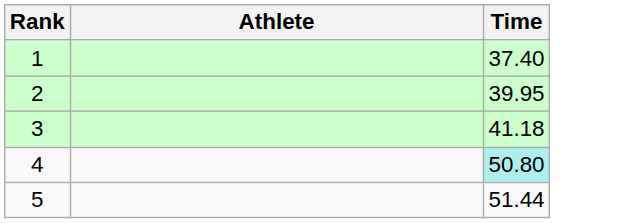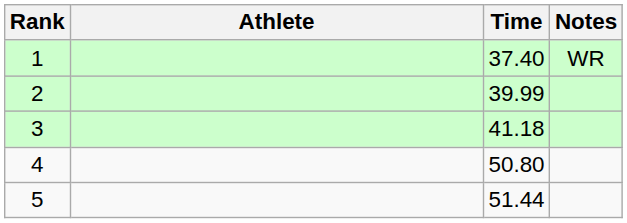+ column: (586, 22)
(517, 93) 39.95 -> (517, 93) 39.99
(517, 164) paleturquoise background -> (517, 164) no background
